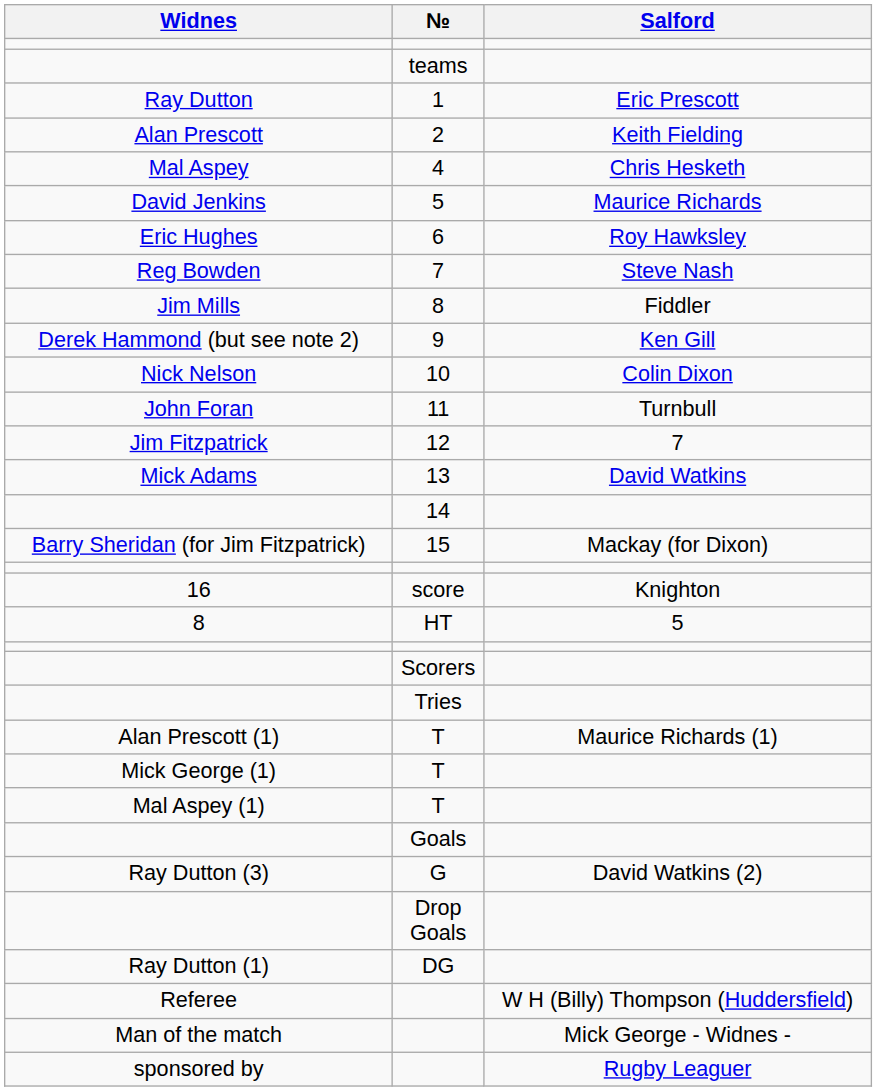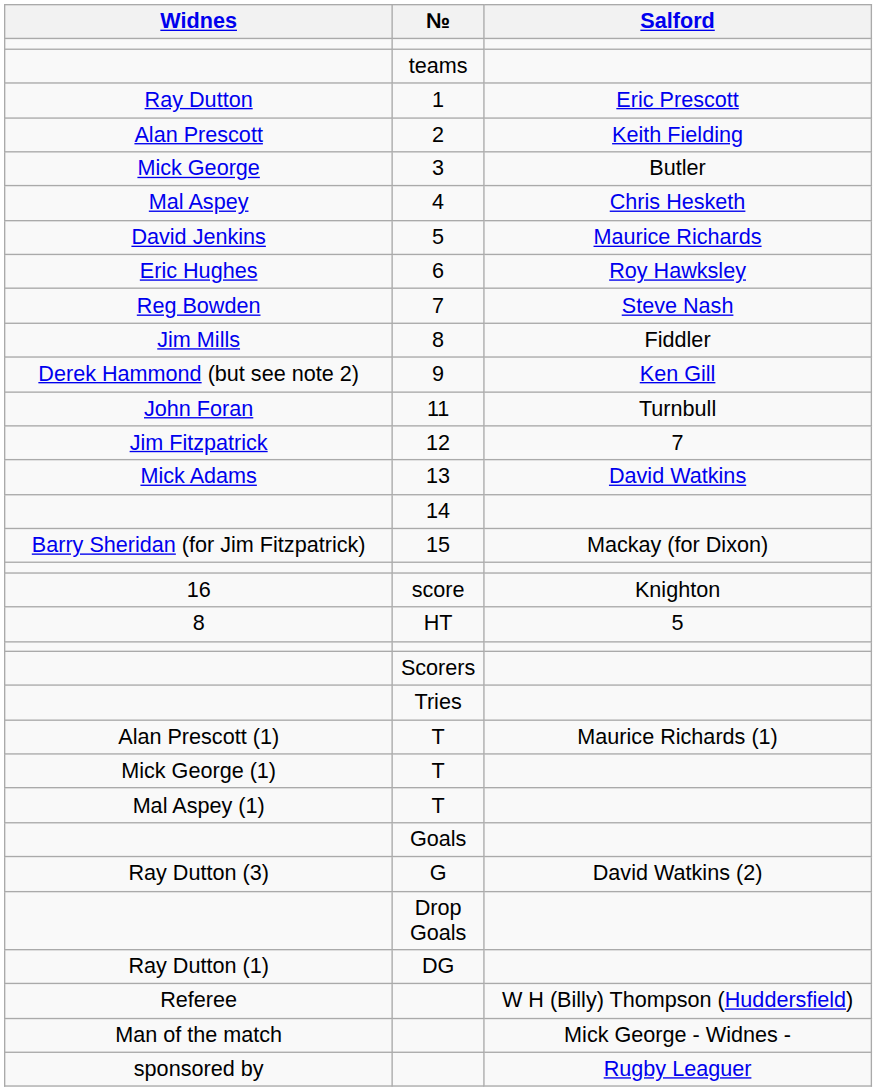+ row: (199, 168)
- row: (199, 374)
